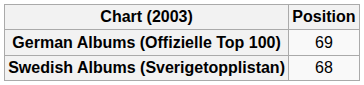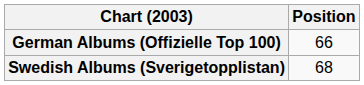(324, 42) 69 -> (324, 42) 66
